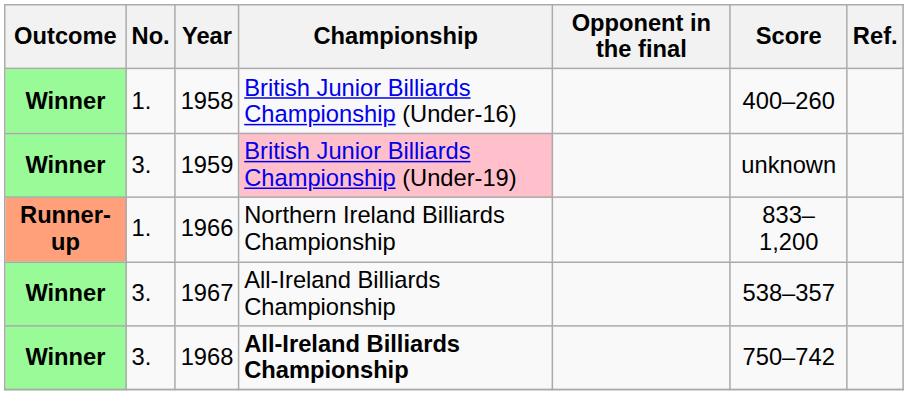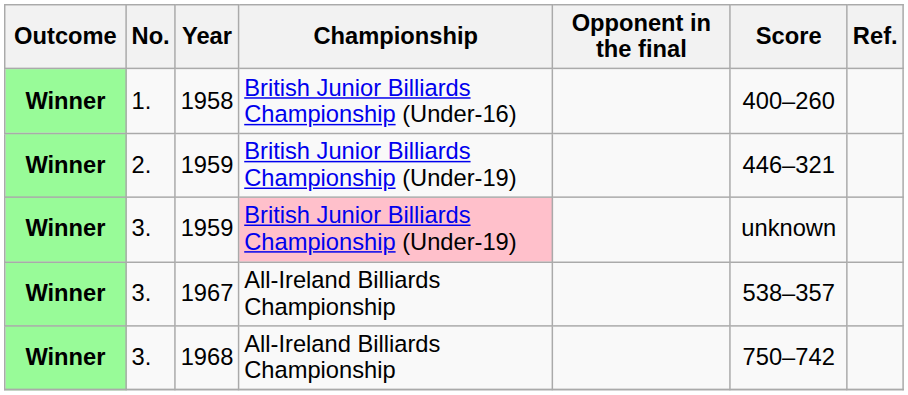+ row: (141, 164)
- row: (141, 229)
(352, 357) bold -> (342, 357) normal
